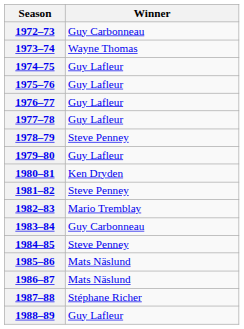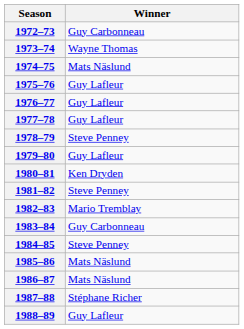(96, 66) Guy Lafleur -> (99, 66) Mats Näslund
